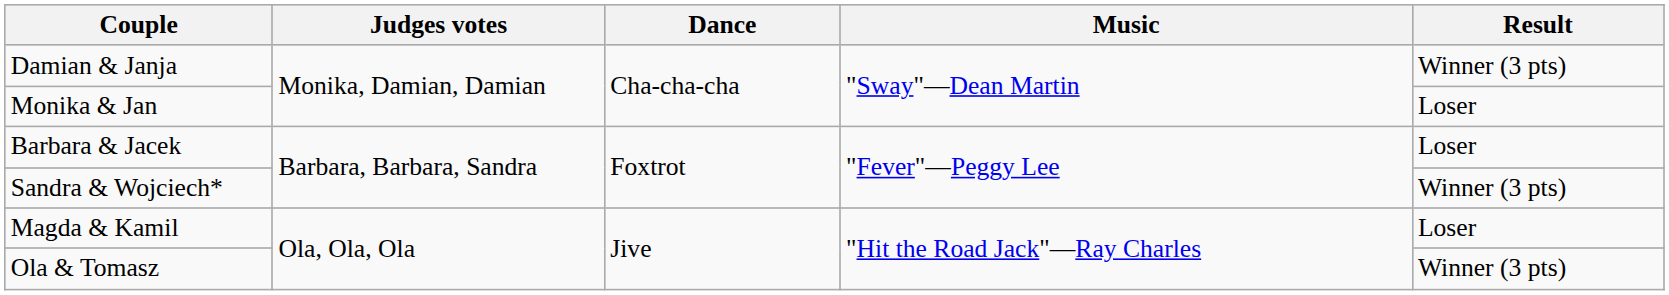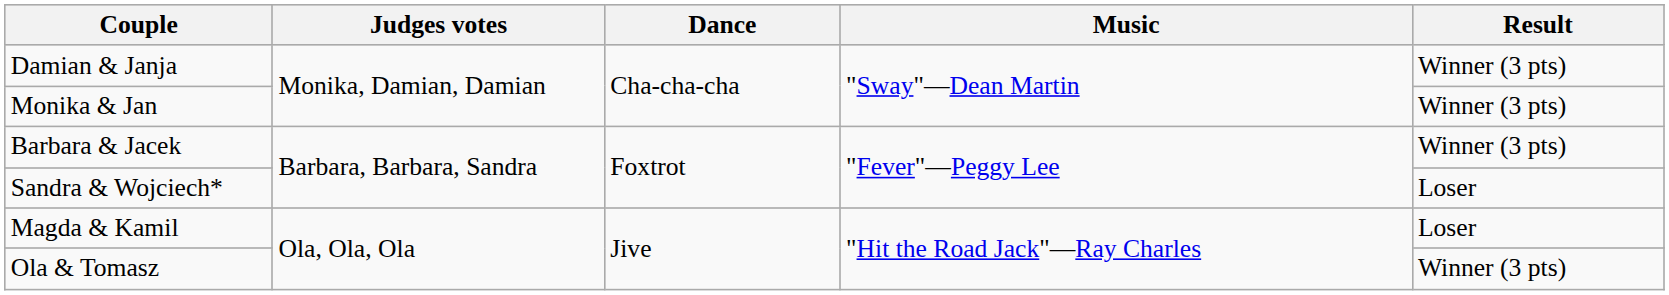(1447, 106) Loser -> (1492, 106) Winner (3 pts)
(1447, 146) Loser -> (1492, 146) Winner (3 pts)
(1492, 187) Winner (3 pts) -> (1447, 187) Loser
